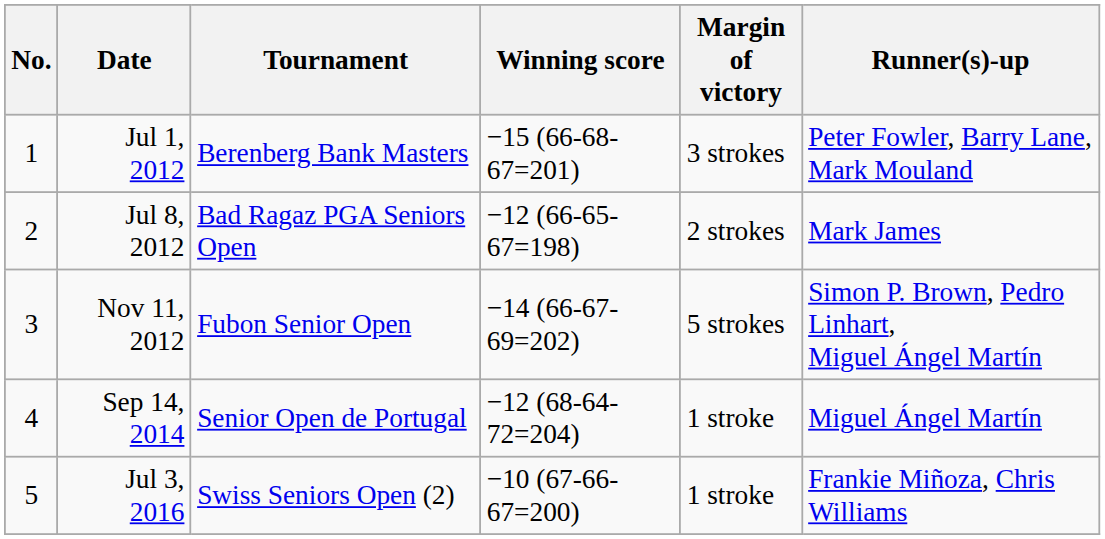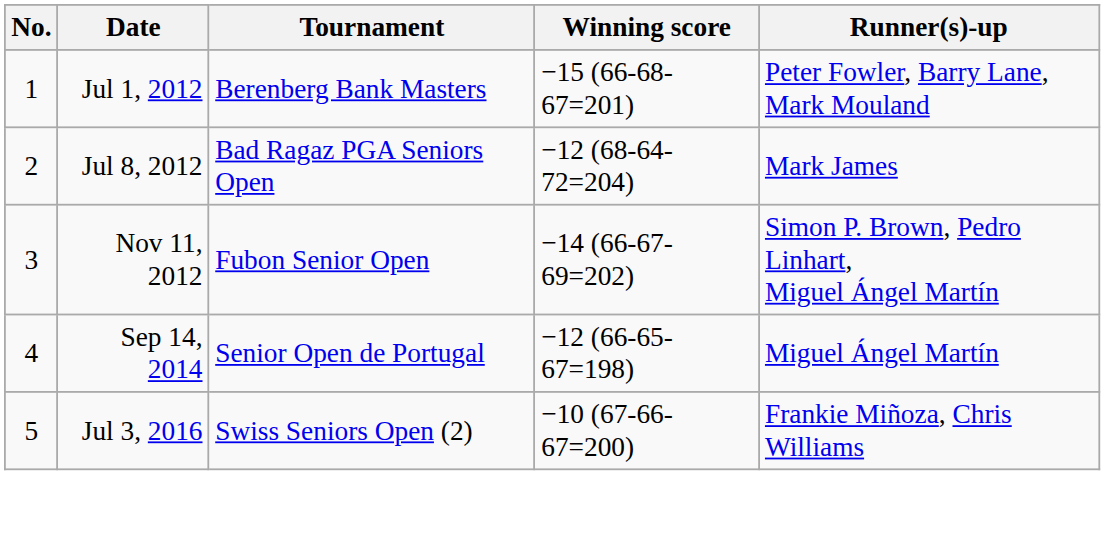- column: (741, 59)
(553, 230) −12 (66-65-67=198) -> (607, 166) −12 (68-64-72=204)
(553, 418) −12 (68-64-72=204) -> (607, 353) −12 (66-65-67=198)
